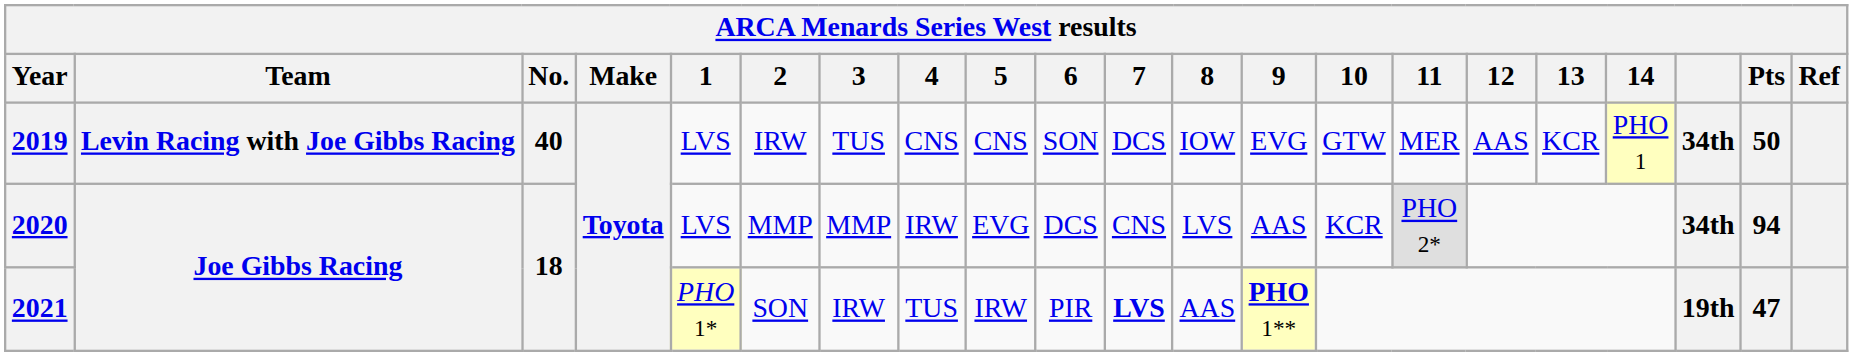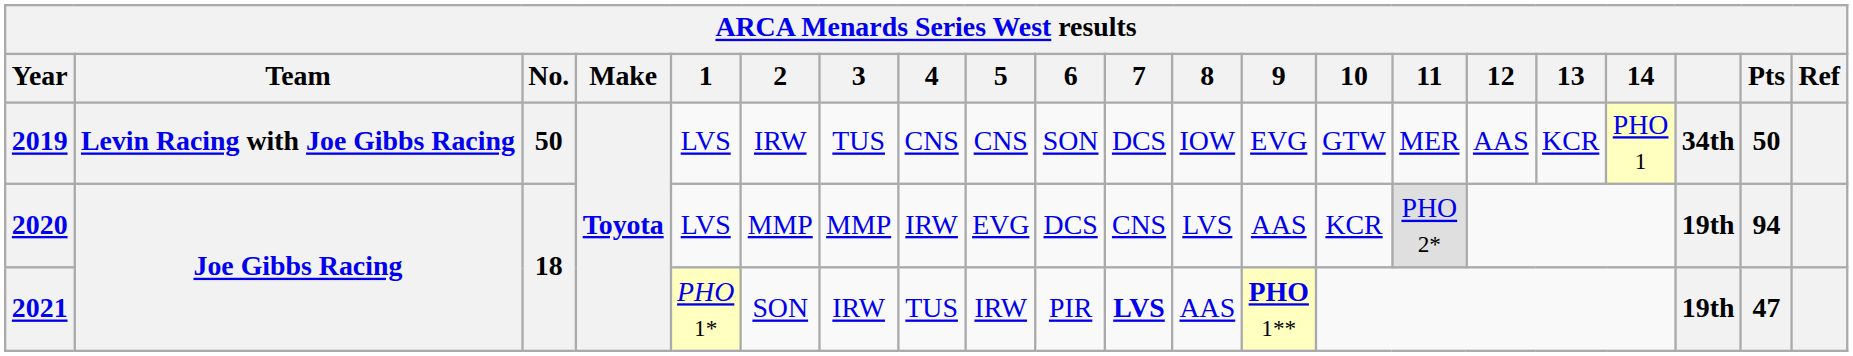(549, 142) 40 -> (549, 142) 50
(1708, 225) 34th -> (1708, 225) 19th
